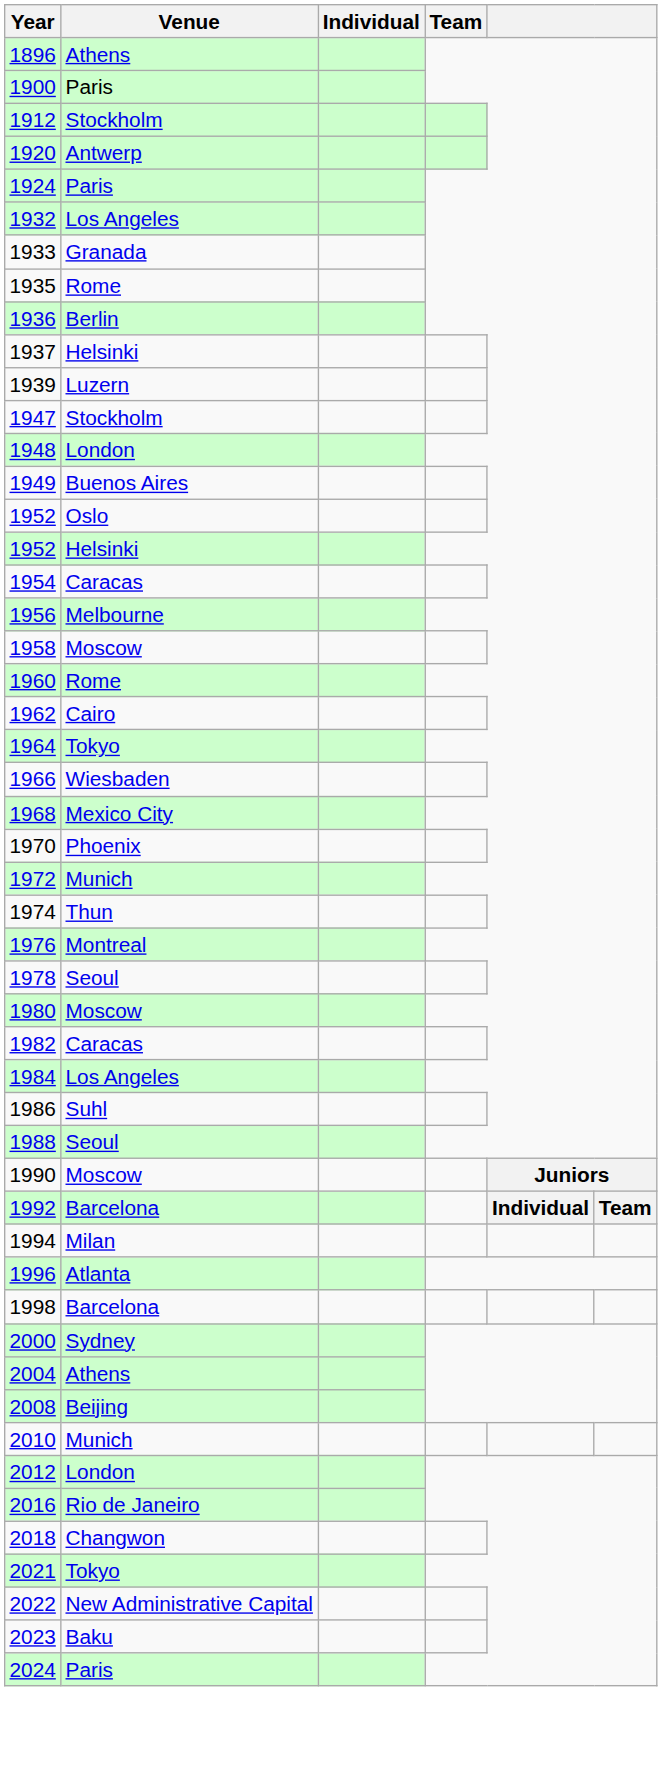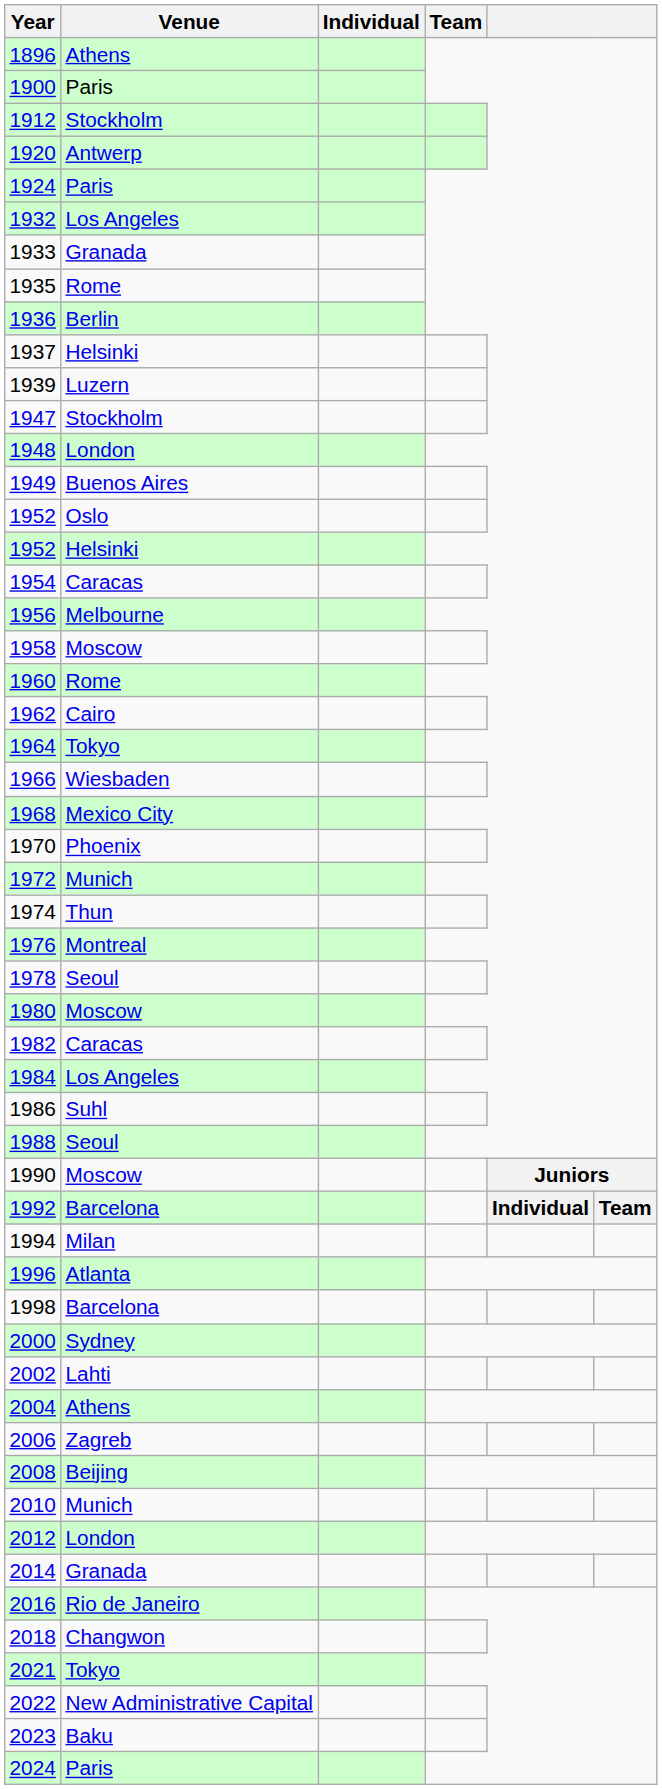+ row: (33, 1373)
+ row: (33, 1439)
+ row: (33, 1571)
